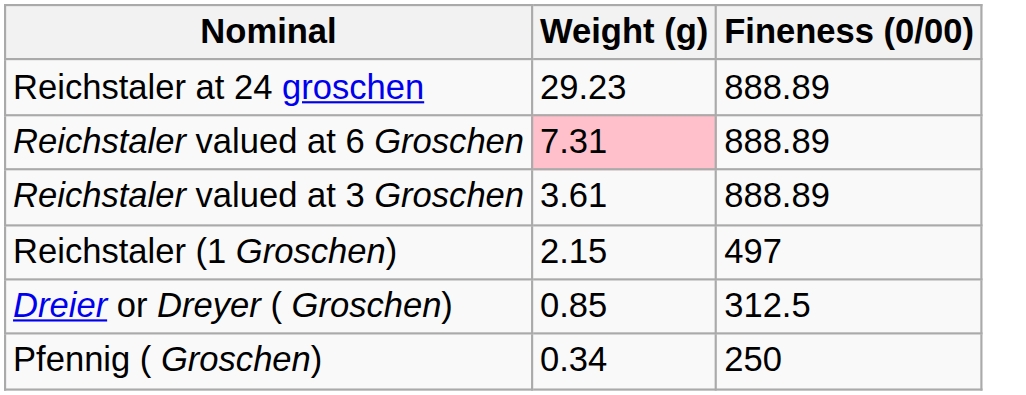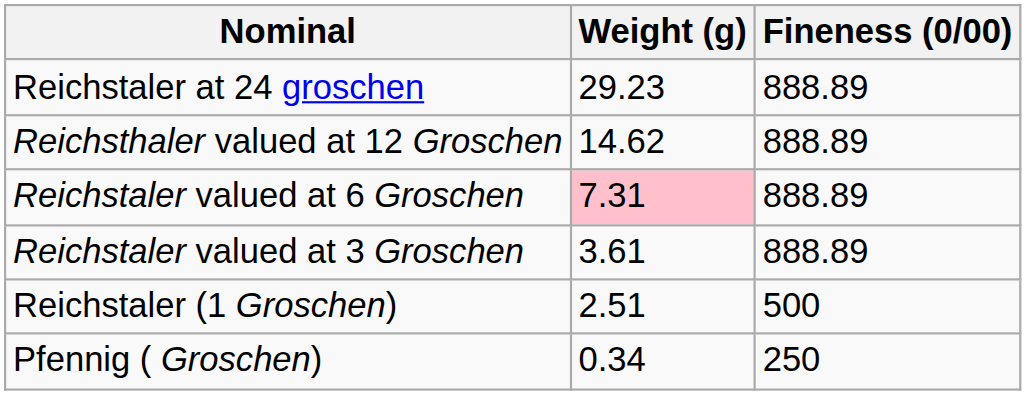+ row: (288, 141)
(574, 251) 2.15 -> (612, 305) 2.51
(753, 251) 497 -> (792, 305) 500
- row: (233, 305)
